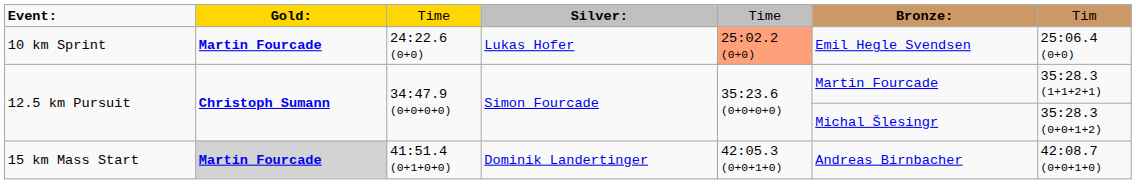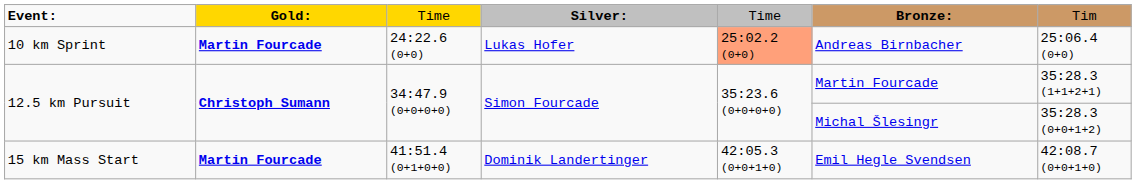(893, 46) Emil Hegle Svendsen -> (889, 46) Andreas Birnbacher
(260, 160) lightgrey background -> (260, 160) no background
(889, 160) Andreas Birnbacher -> (893, 160) Emil Hegle Svendsen
